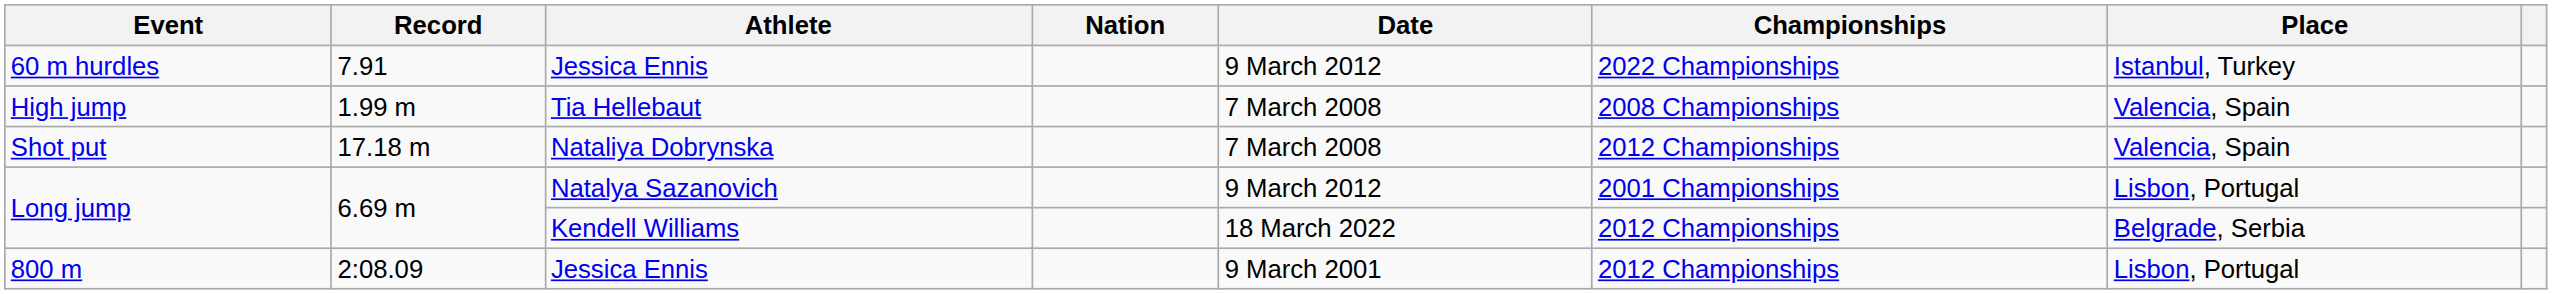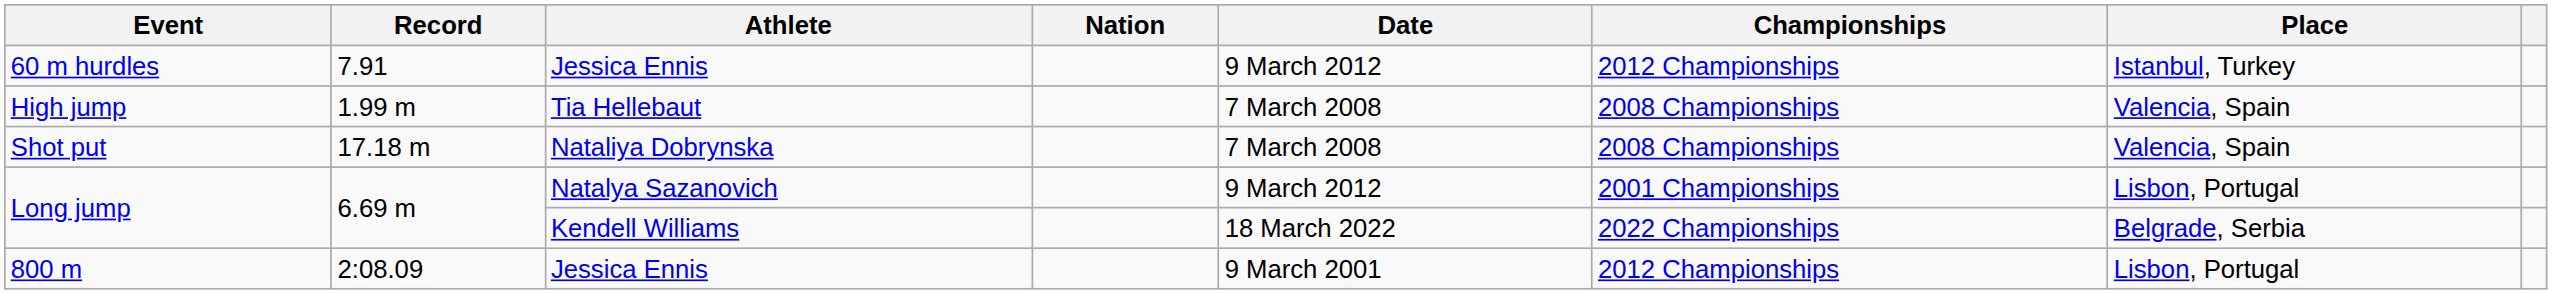(1719, 66) 2022 Championships -> (1719, 66) 2012 Championships
(1719, 147) 2012 Championships -> (1719, 147) 2008 Championships
(1719, 229) 2012 Championships -> (1719, 229) 2022 Championships
